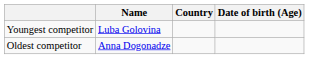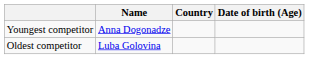(129, 29) Luba Golovina -> (134, 29) Anna Dogonadze
(134, 45) Anna Dogonadze -> (129, 45) Luba Golovina
